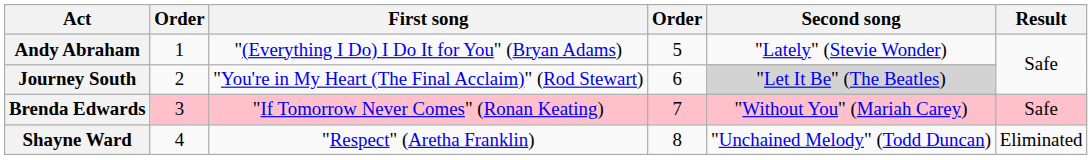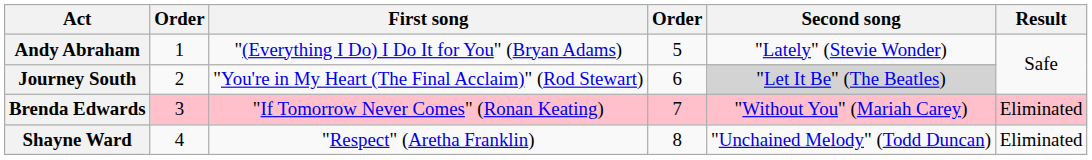(1041, 109) Safe -> (1041, 109) Eliminated
